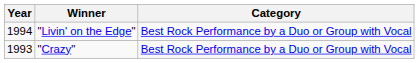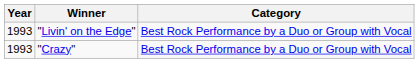(20, 31) 1994 -> (20, 31) 1993
